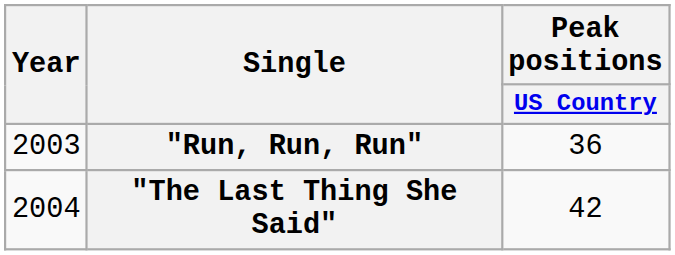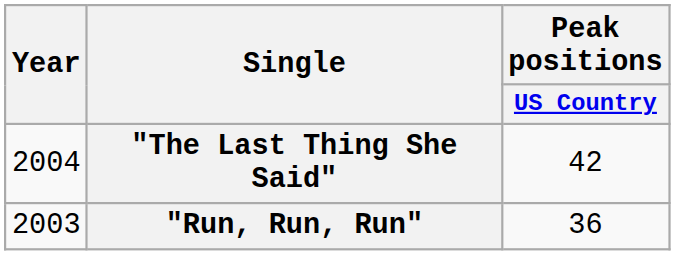rows swapped: (294, 146) <-> (294, 209)
